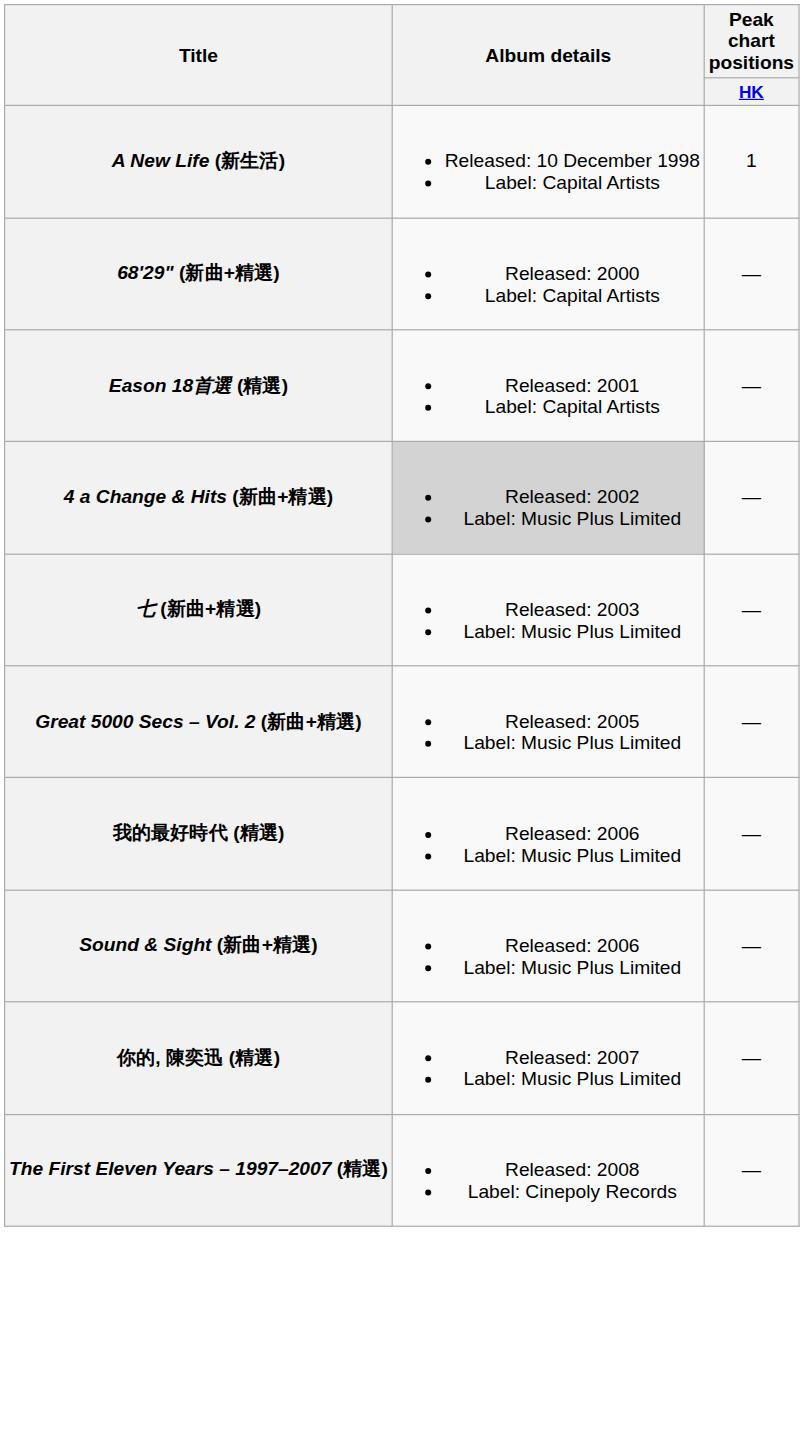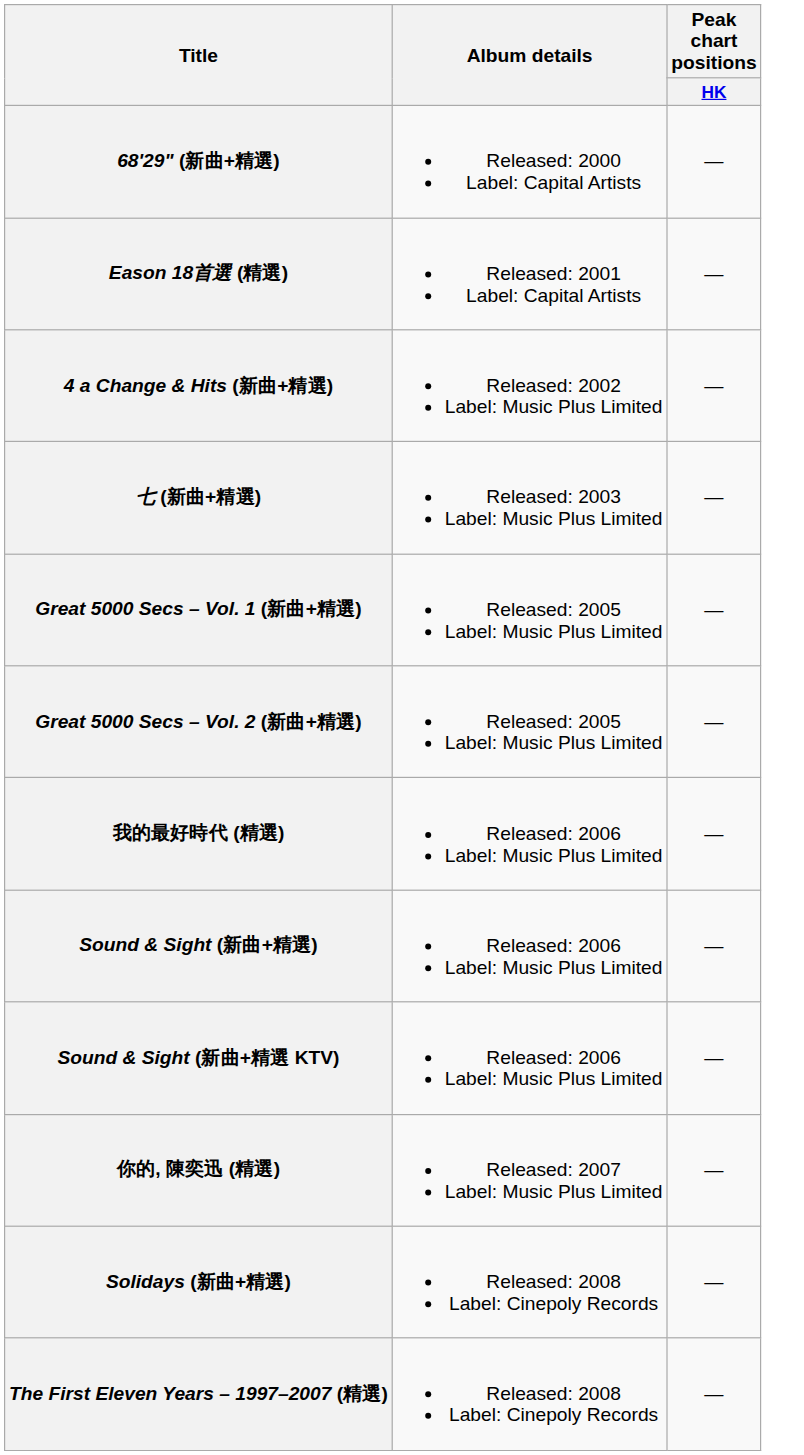- row: (198, 160)
(548, 509) lightgrey background -> (530, 396) no background
+ row: (198, 609)
+ row: (198, 1057)
+ row: (198, 1281)
